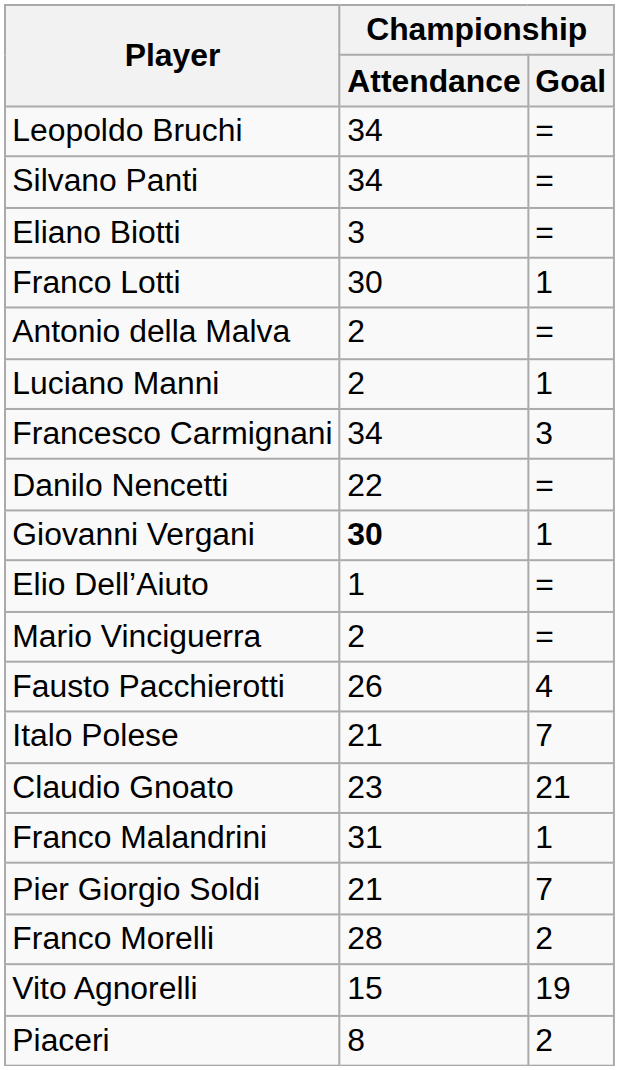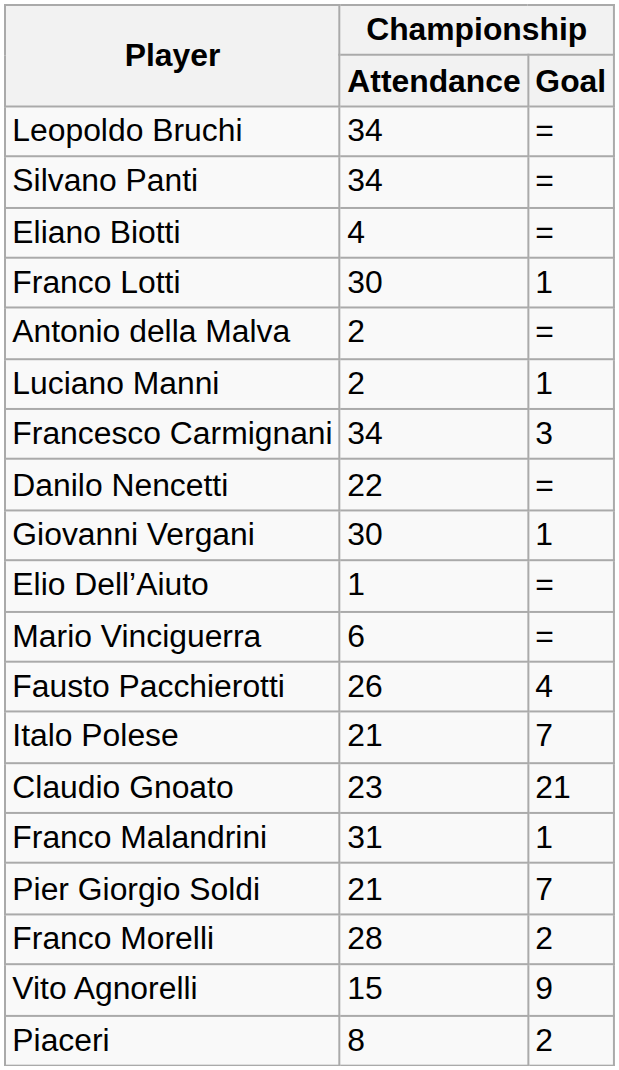(356, 231) 3 -> (356, 231) 4
(365, 534) bold -> (365, 534) normal
(356, 635) 2 -> (356, 635) 6
(553, 989) 19 -> (544, 989) 9
